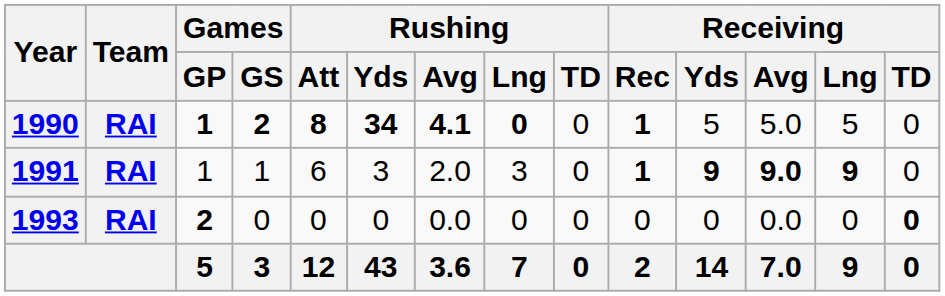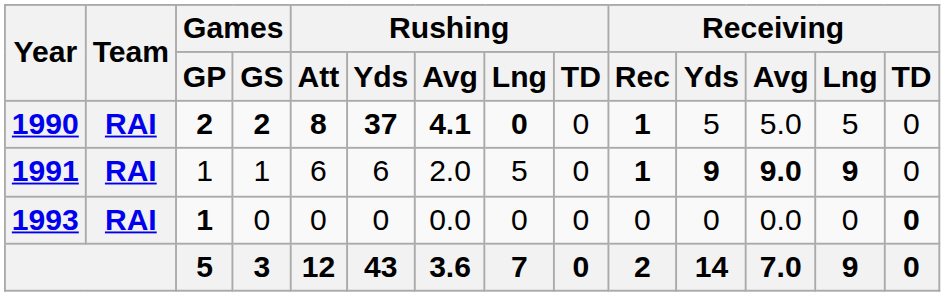(205, 123) 1 -> (205, 123) 2
(381, 123) 34 -> (381, 123) 37
(381, 171) 3 -> (381, 171) 6
(519, 171) 3 -> (519, 171) 5
(205, 219) 2 -> (205, 219) 1
